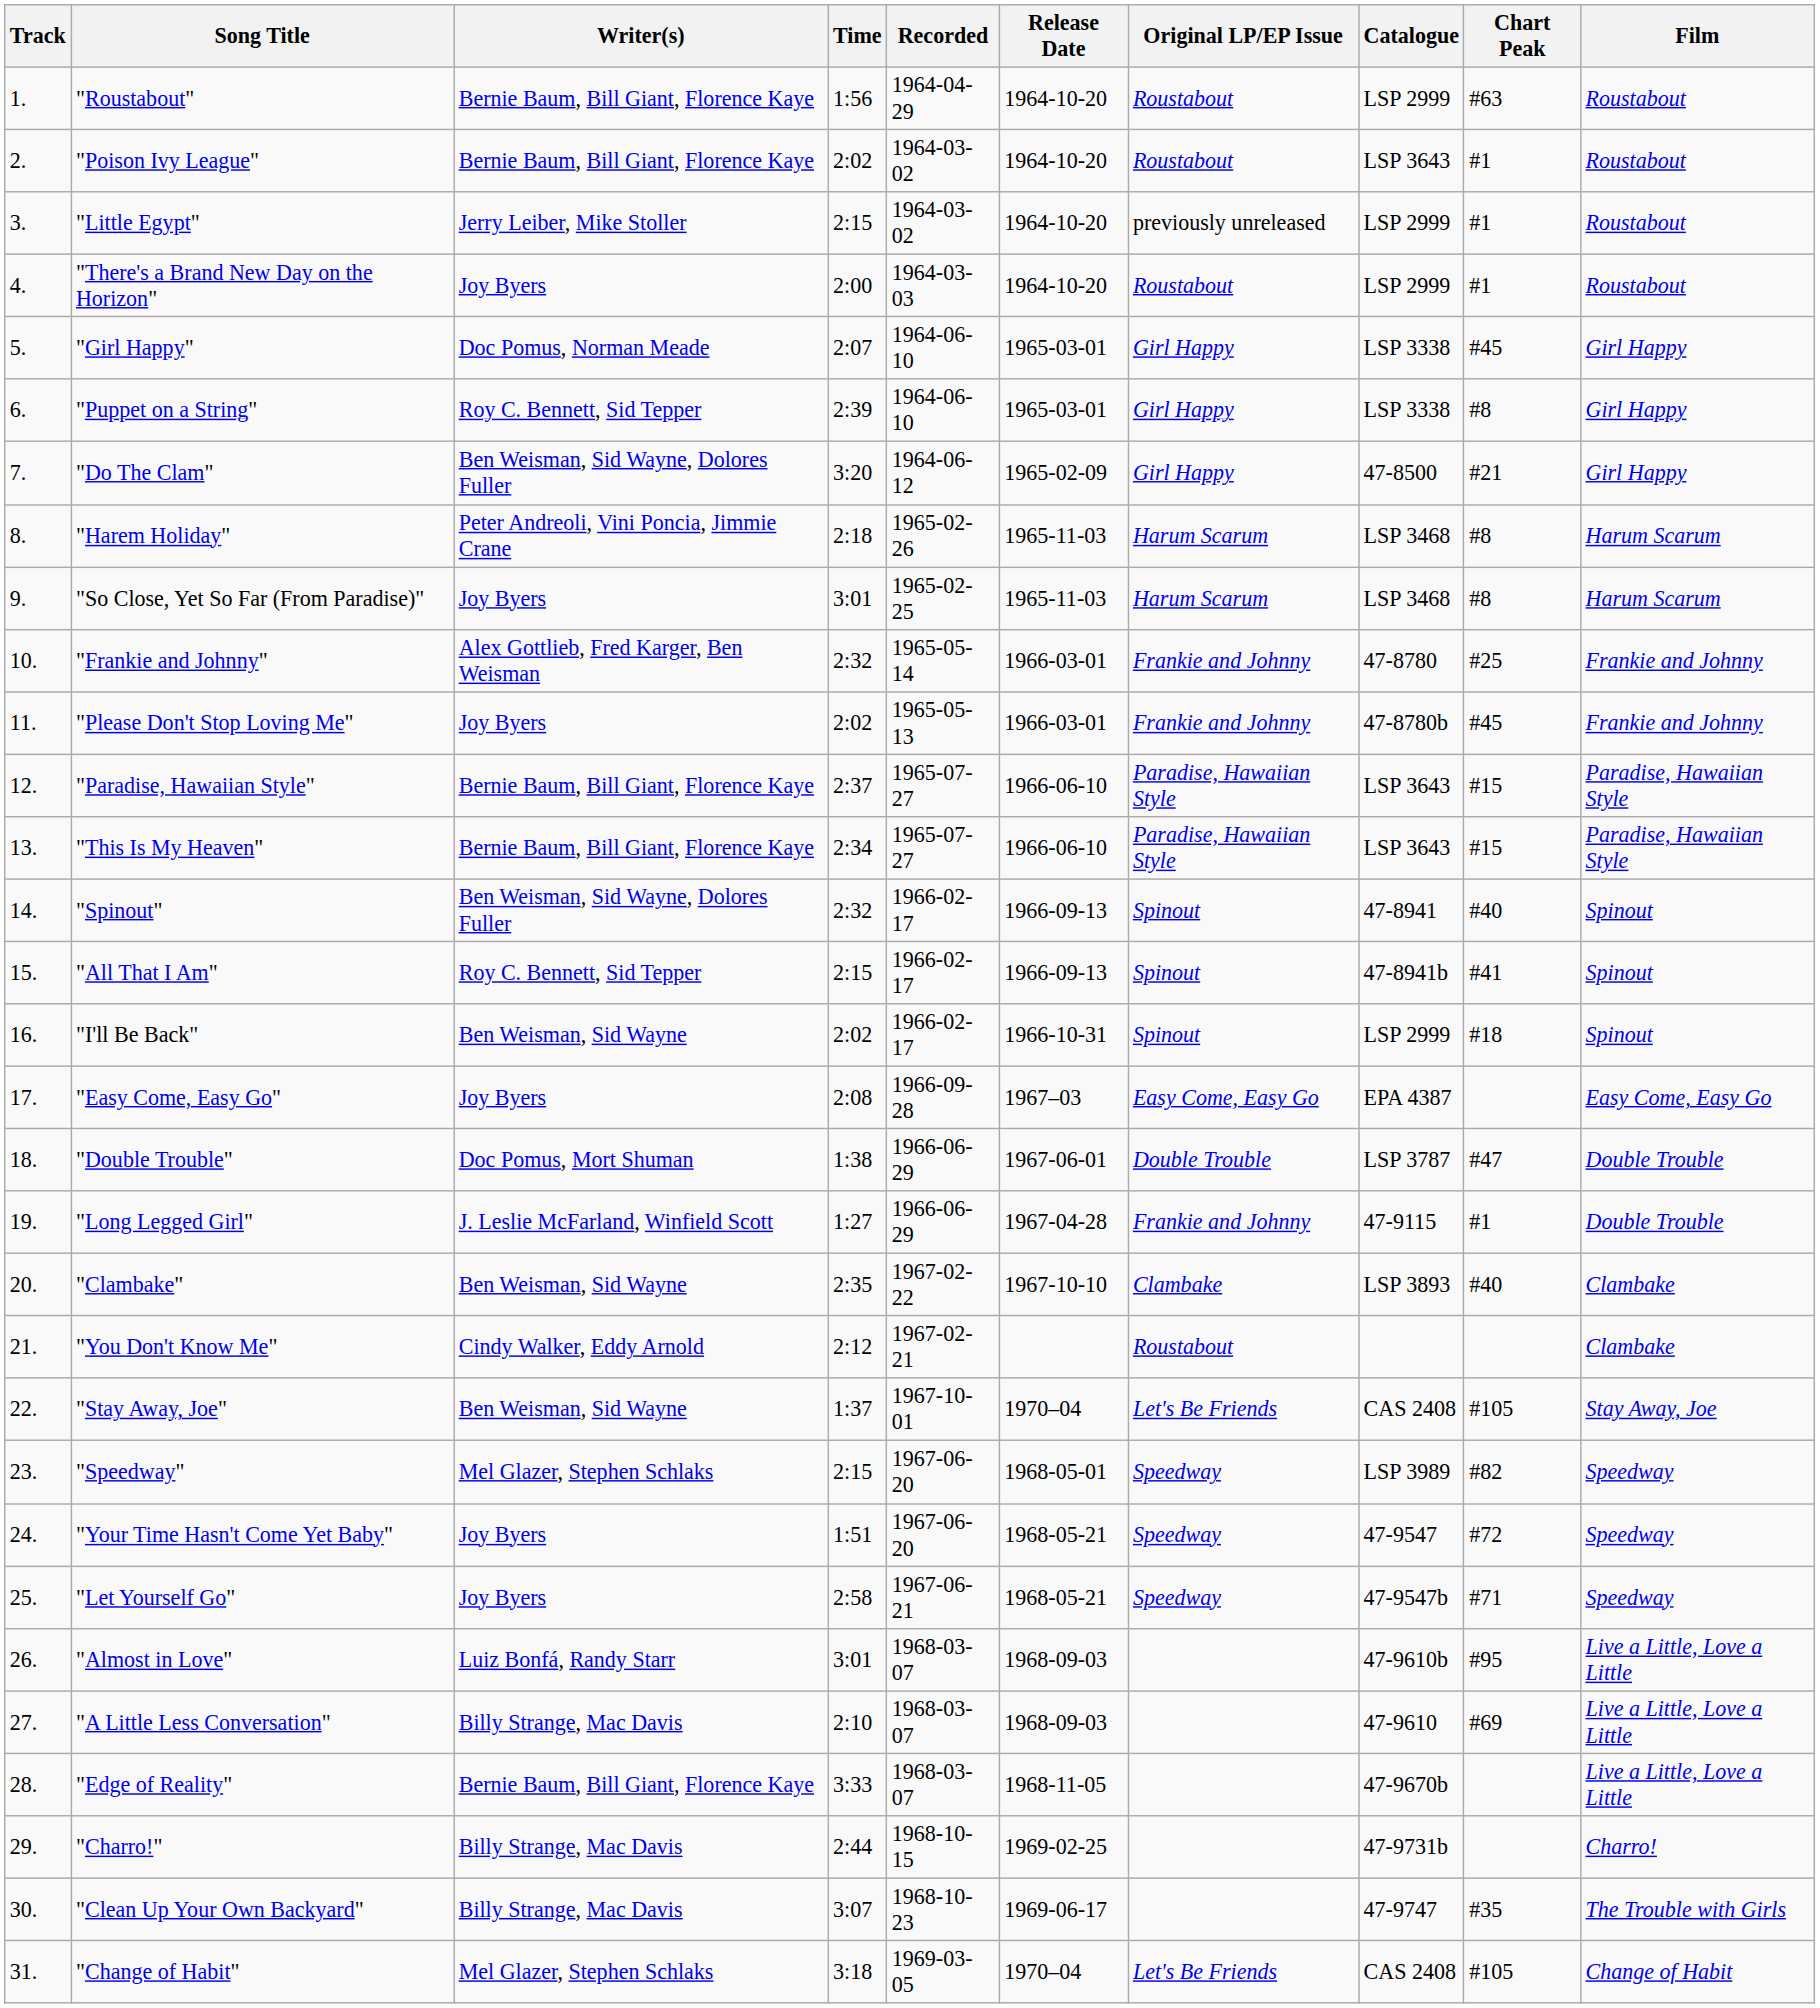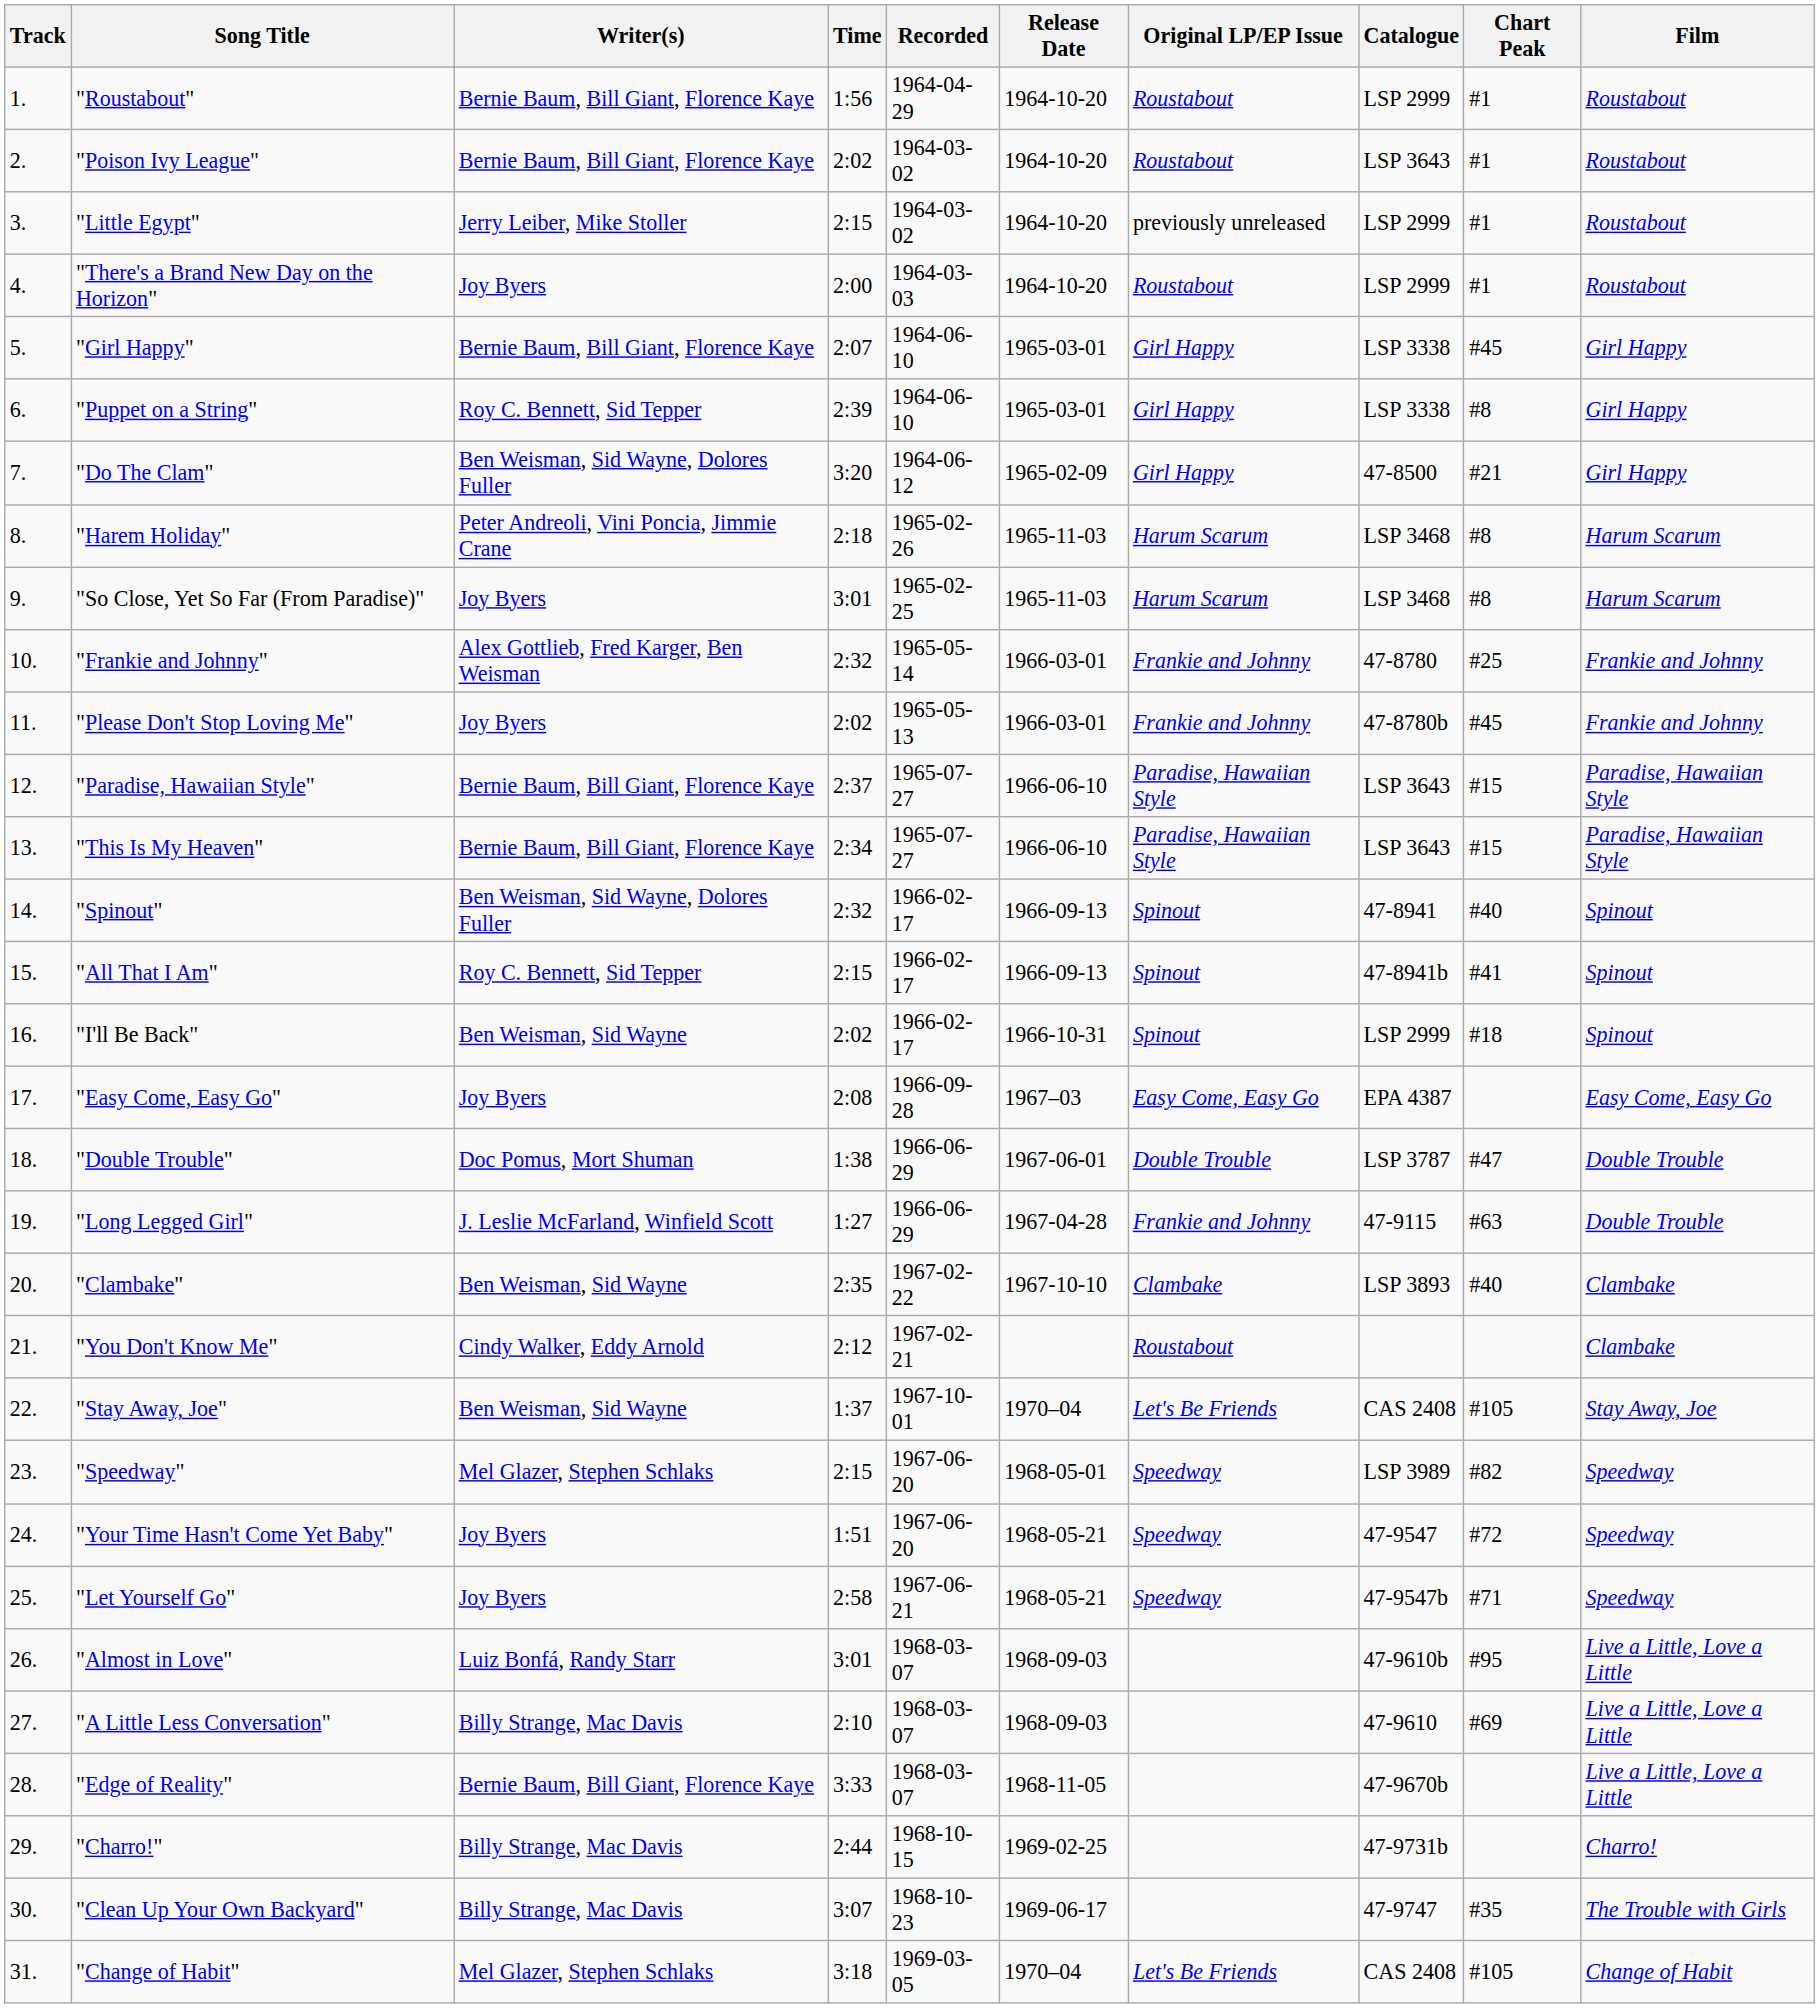(1486, 98) #63 -> (1480, 98) #1
(584, 348) Doc Pomus, Norman Meade -> (636, 348) Bernie Baum, Bill Giant, Florence Kaye
(1480, 1222) #1 -> (1486, 1222) #63
